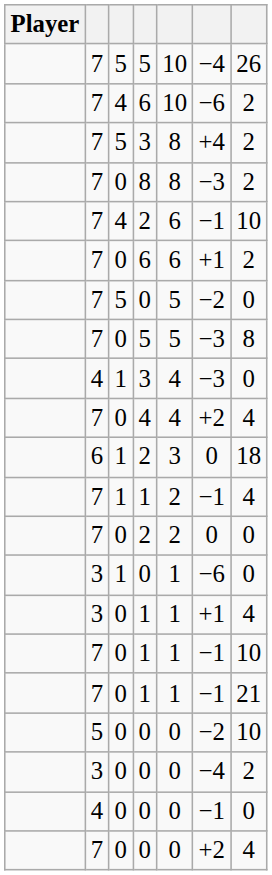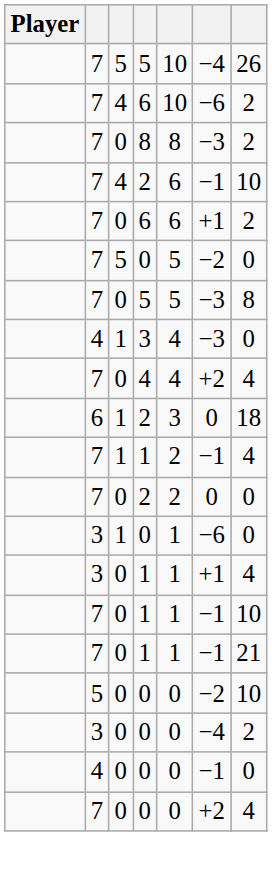- row: (121, 142)
